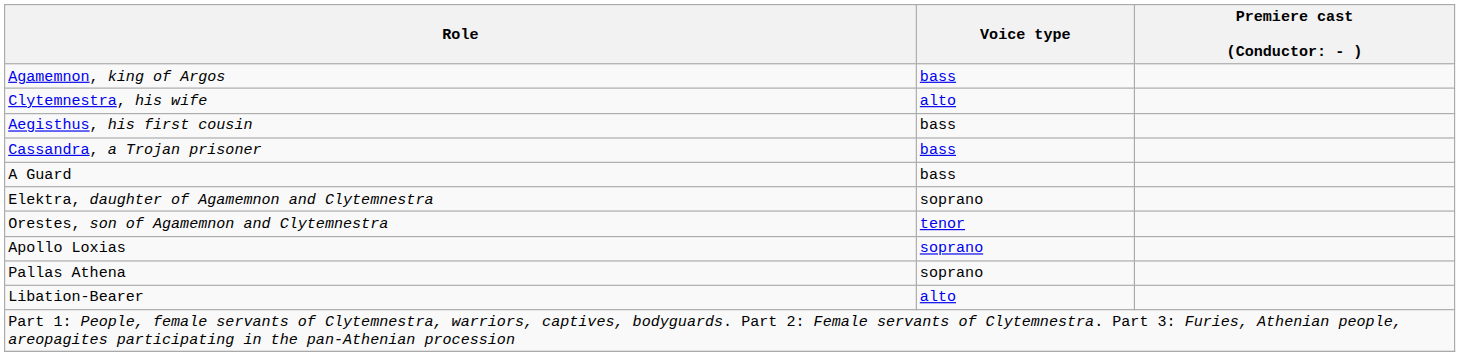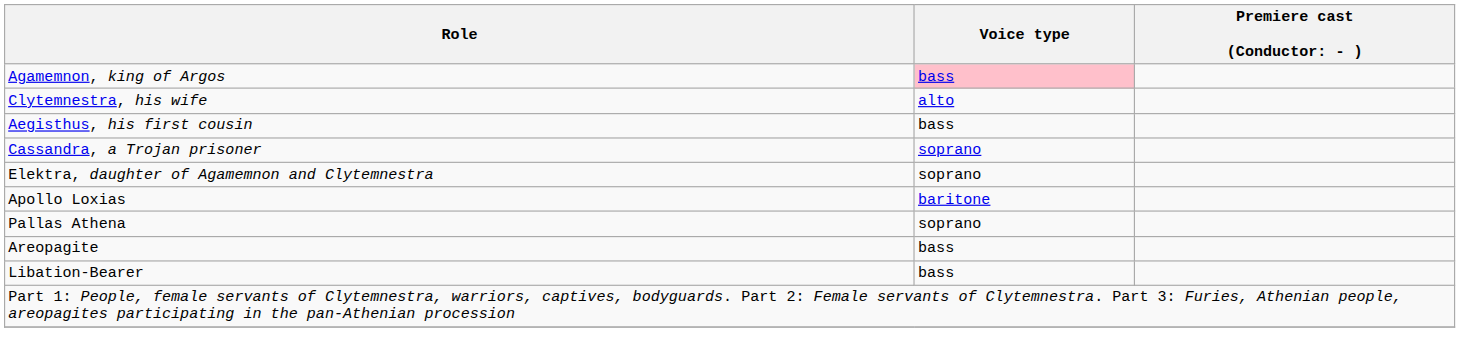(938, 76) no background -> (936, 76) pink background
(938, 150) bass -> (950, 150) soprano
- row: (40, 175)
- row: (198, 224)
(952, 248) soprano -> (954, 199) baritone
+ row: (53, 248)
(938, 297) alto -> (936, 273) bass
